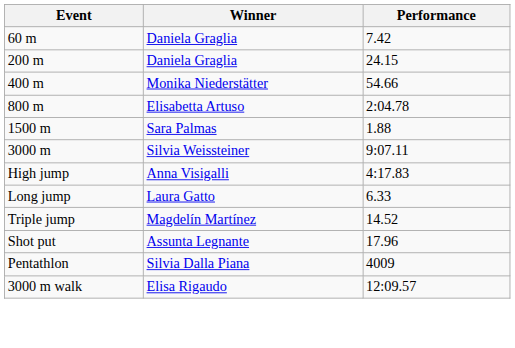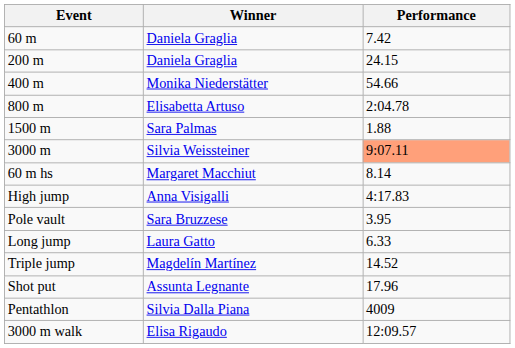(387, 151) no background -> (387, 151) lightsalmon background
+ row: (30, 173)
+ row: (36, 219)
